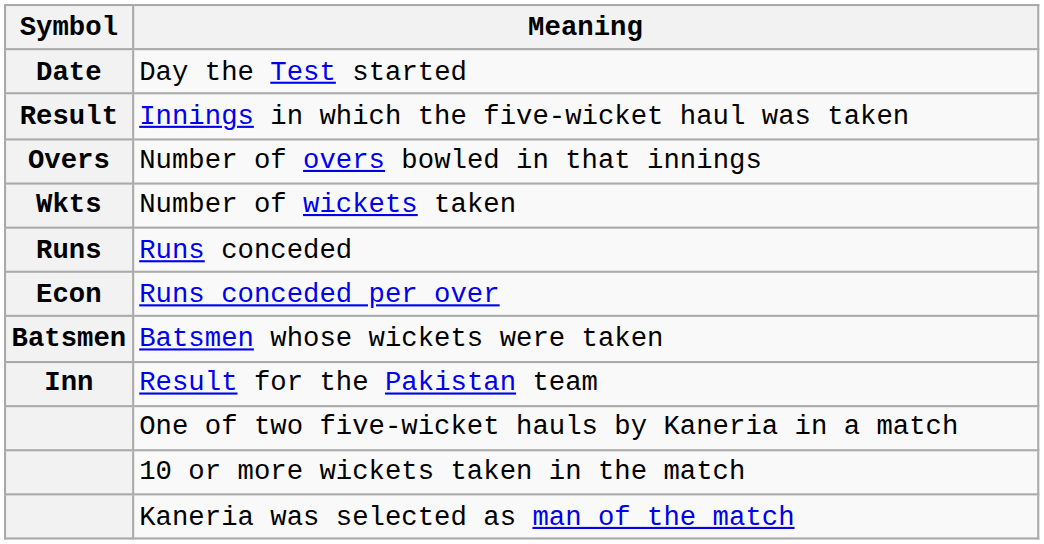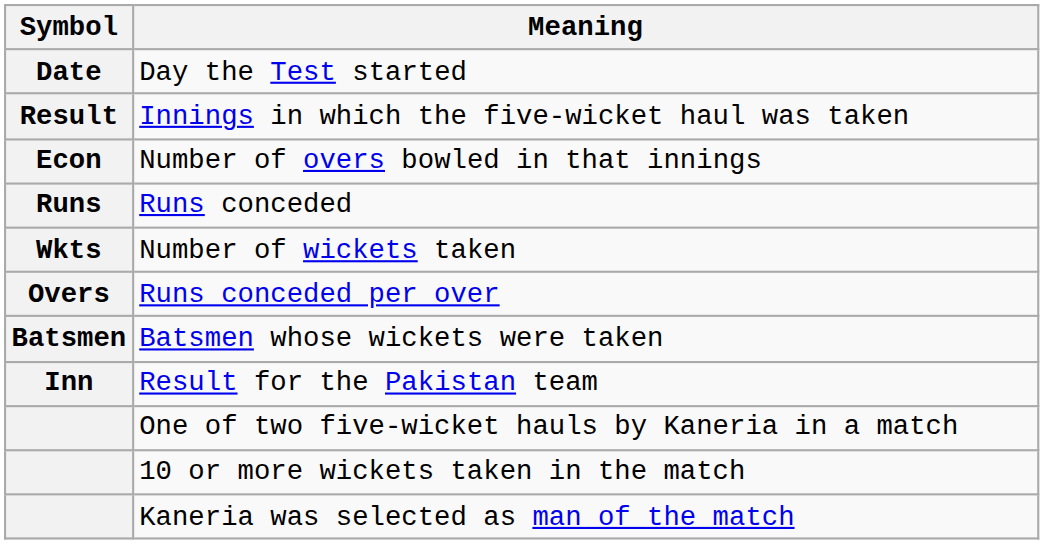(69, 161) Overs -> (69, 161) Econ
rows swapped: (246, 250) <-> (328, 205)
(69, 294) Econ -> (69, 294) Overs
